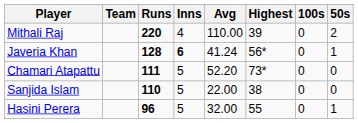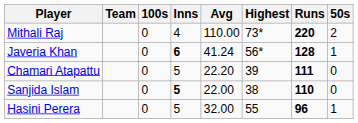columns swapped: (156, 14) <-> (311, 14)
(255, 33) 39 -> (254, 33) 73*
(222, 71) 52.20 -> (219, 71) 22.20
(257, 71) 73* -> (252, 71) 39
(180, 90) normal -> (177, 90) bold
